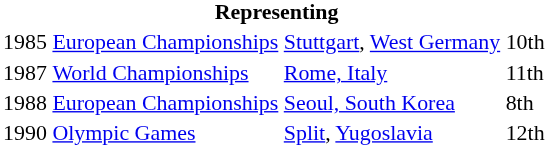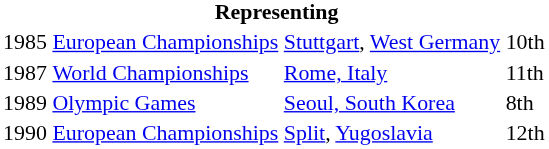(25, 102) 1988 -> (25, 102) 1989
(165, 102) European Championships -> (124, 102) Olympic Games
(124, 132) Olympic Games -> (165, 132) European Championships
